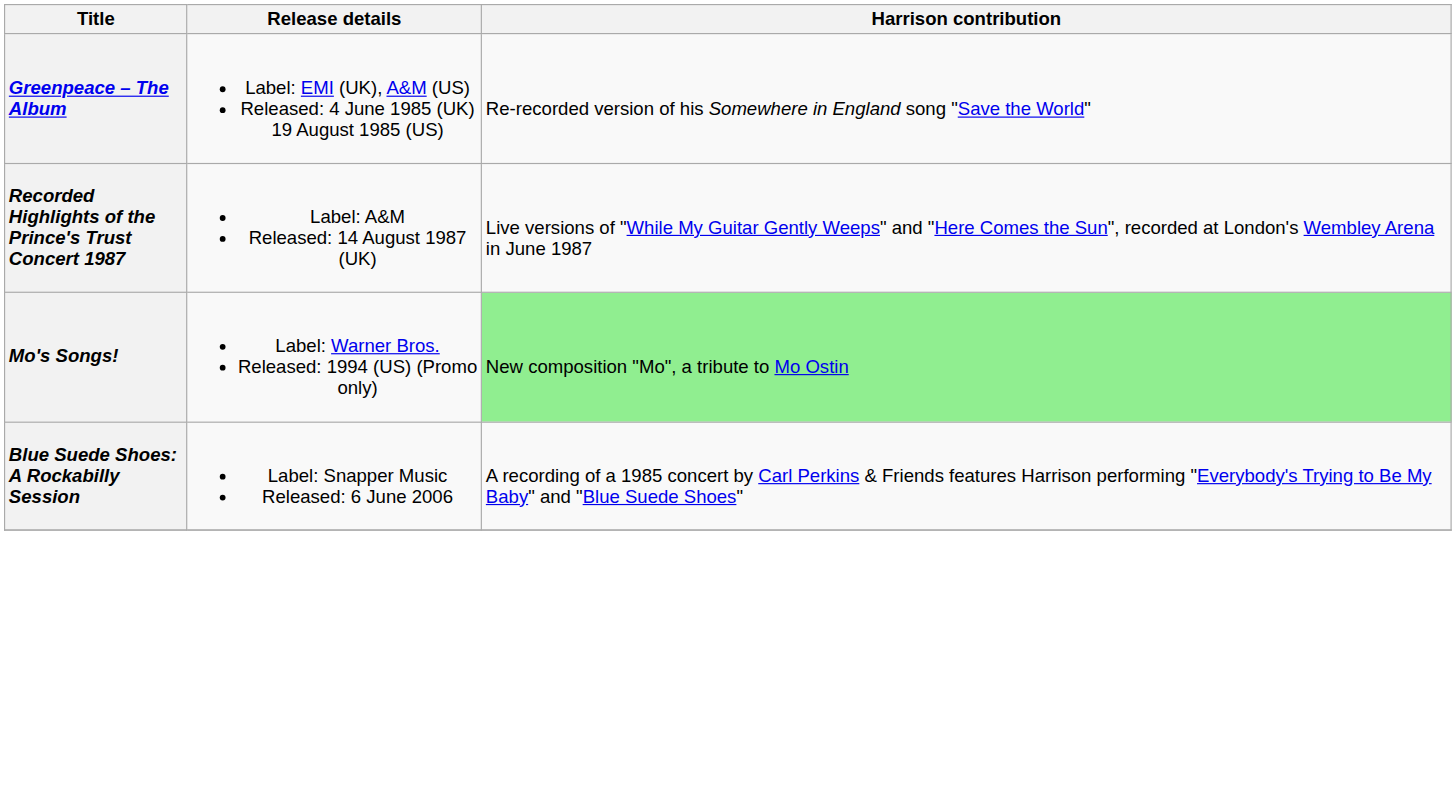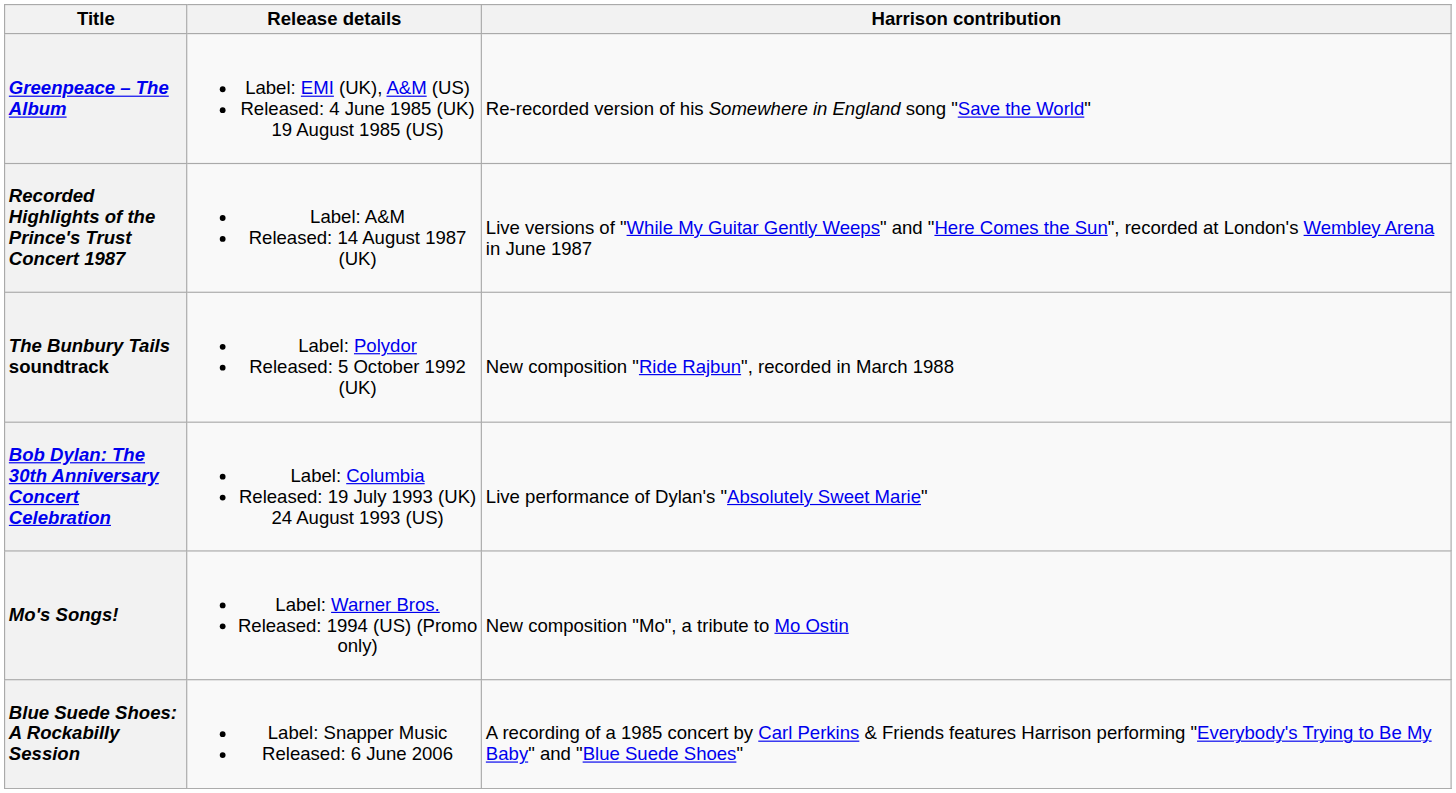+ row: (89, 356)
+ row: (84, 486)
(667, 367) lightgreen background -> (667, 625) no background
